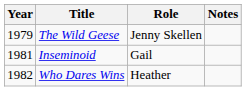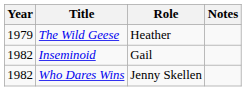(166, 34) Jenny Skellen -> (151, 34) Heather
(20, 55) 1981 -> (20, 55) 1982
(151, 75) Heather -> (166, 75) Jenny Skellen
